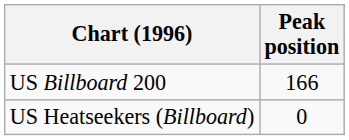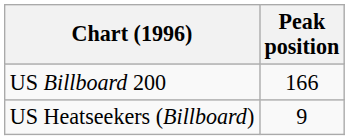(302, 116) 0 -> (302, 116) 9
